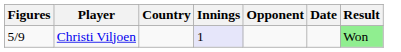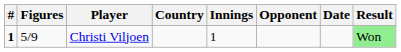+ column: (11, 15)
(200, 36) lavender background -> (213, 36) no background
